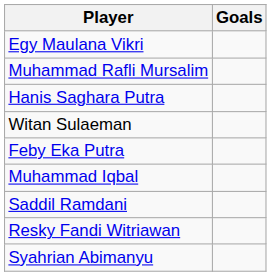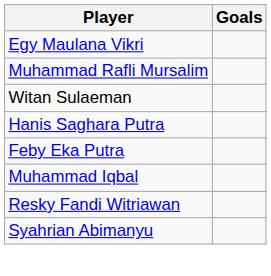rows swapped: (86, 97) <-> (70, 124)
- row: (68, 204)
